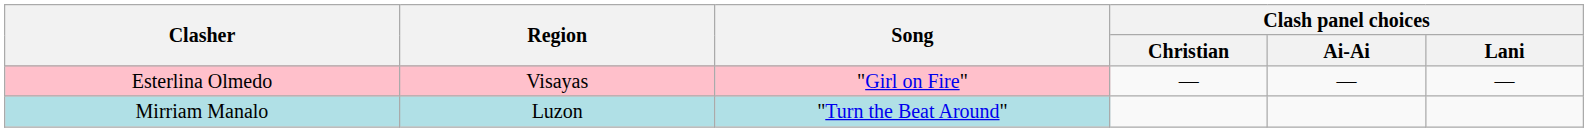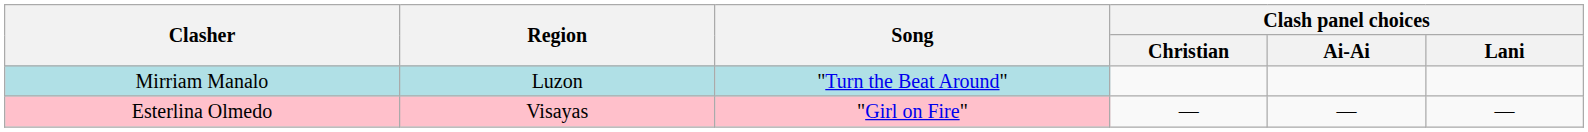rows swapped: (202, 111) <-> (202, 81)
